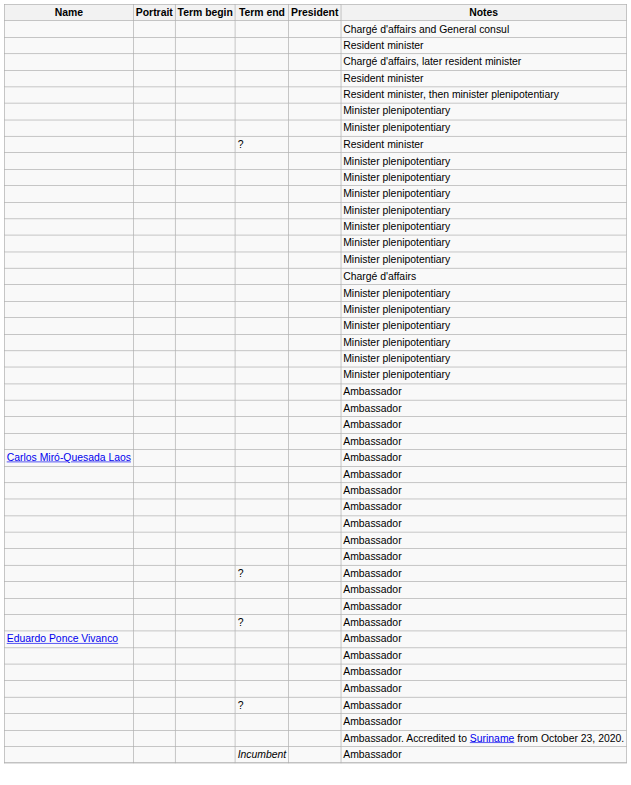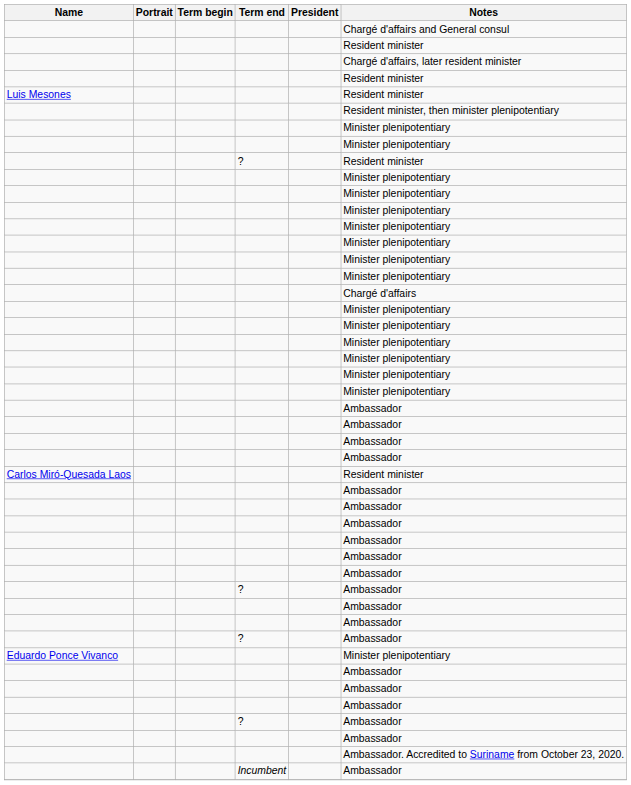+ row: (39, 95)
(372, 458) Ambassador -> (383, 474) Resident minister
(372, 639) Ambassador -> (397, 656) Minister plenipotentiary
